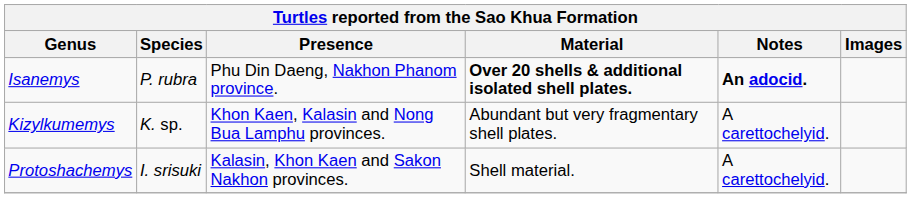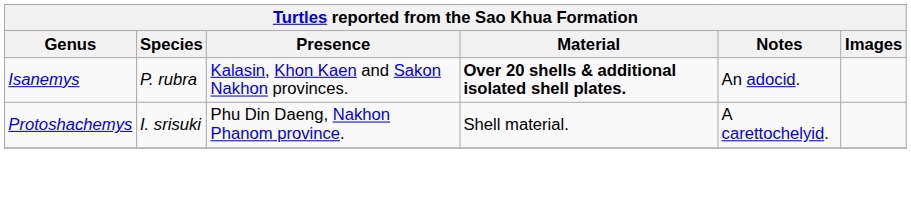(334, 79) Phu Din Daeng, Nakhon Phanom province. -> (326, 79) Kalasin, Khon Kaen and Sakon Nakhon provinces.
(765, 79) bold -> (761, 79) normal
- row: (62, 124)
(326, 170) Kalasin, Khon Kaen and Sakon Nakhon provinces. -> (300, 124) Phu Din Daeng, Nakhon Phanom province.
